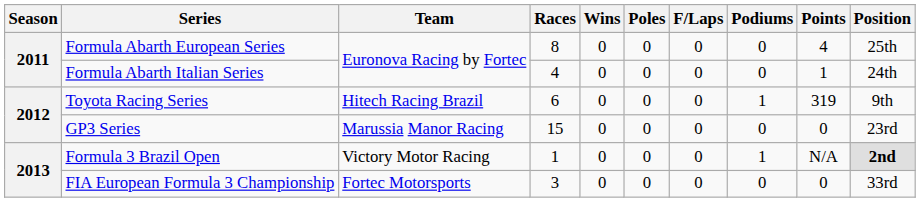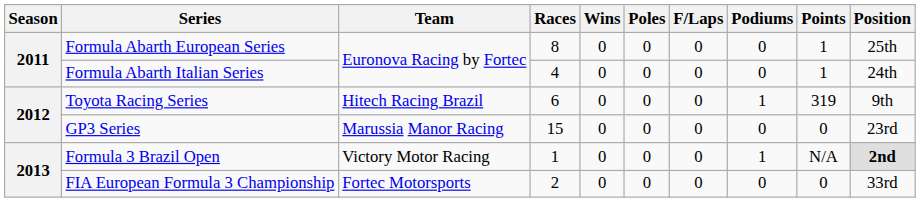(823, 46) 4 -> (823, 46) 1
(555, 183) 3 -> (555, 183) 2
